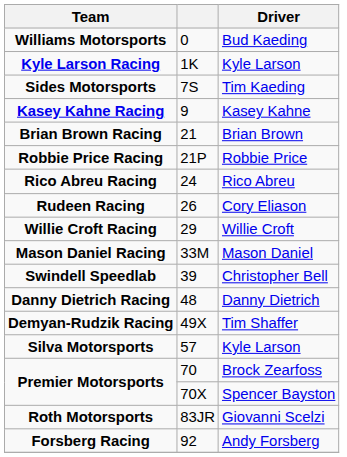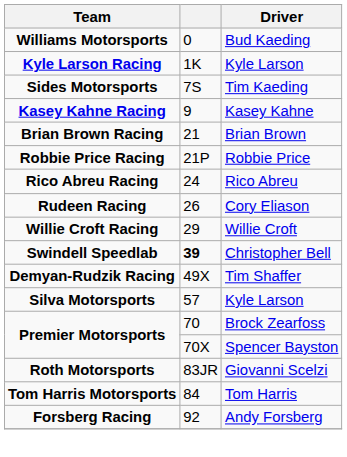- row: (91, 252)
(189, 276) normal -> (192, 252) bold
- row: (91, 299)
+ row: (92, 394)
